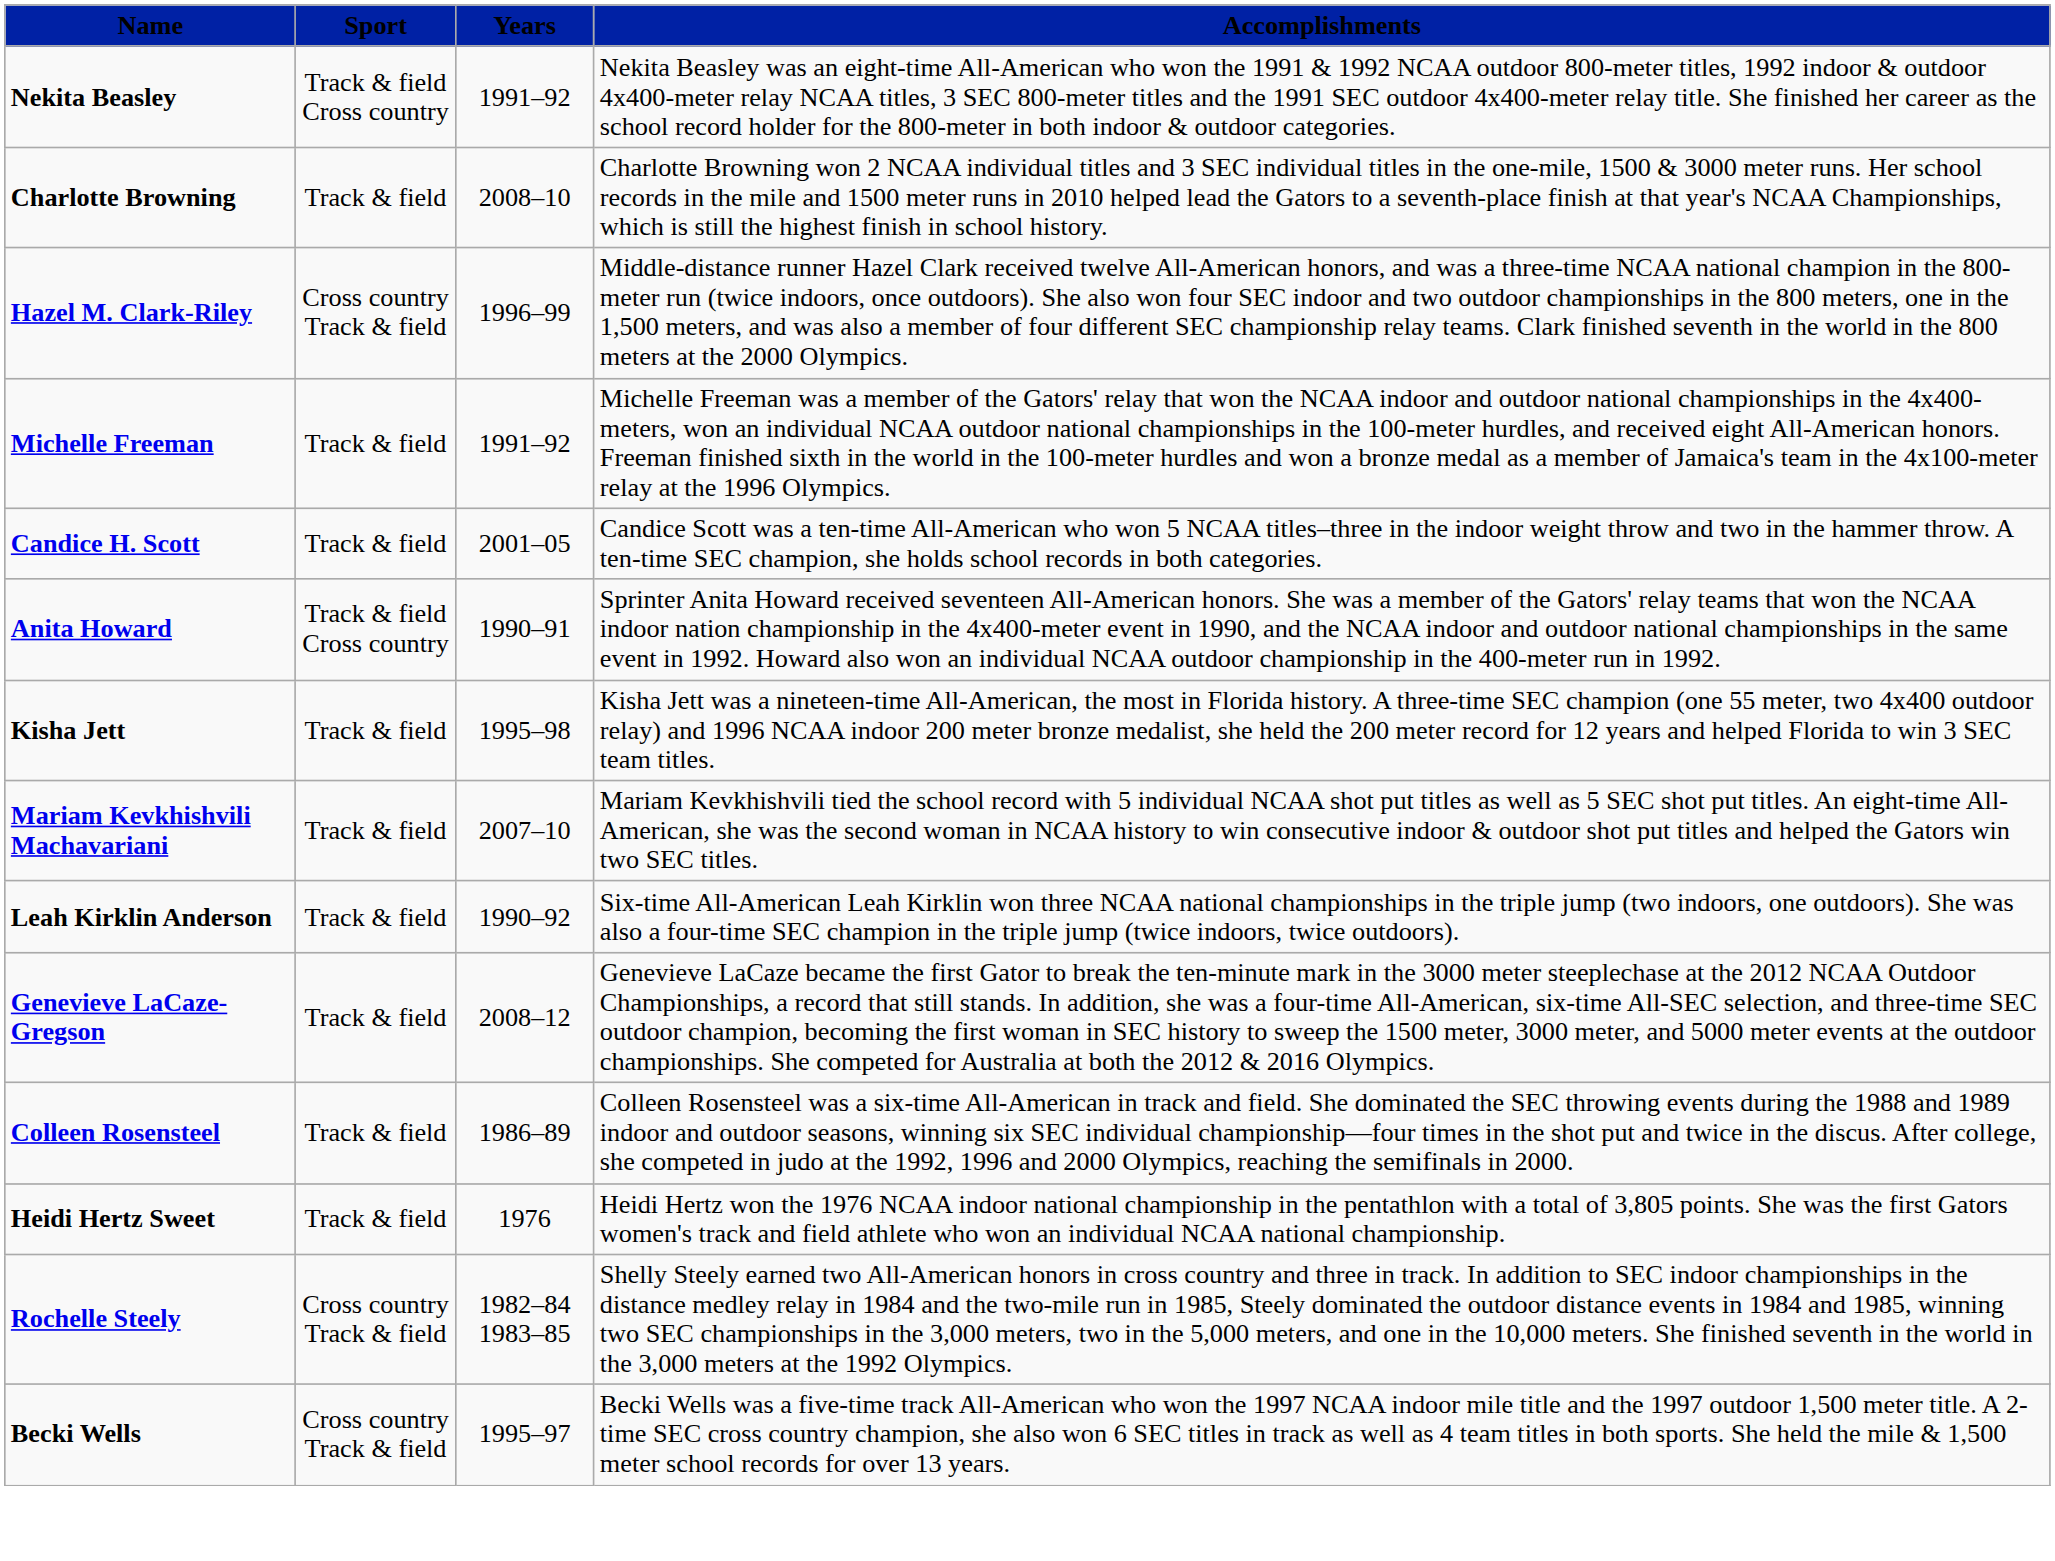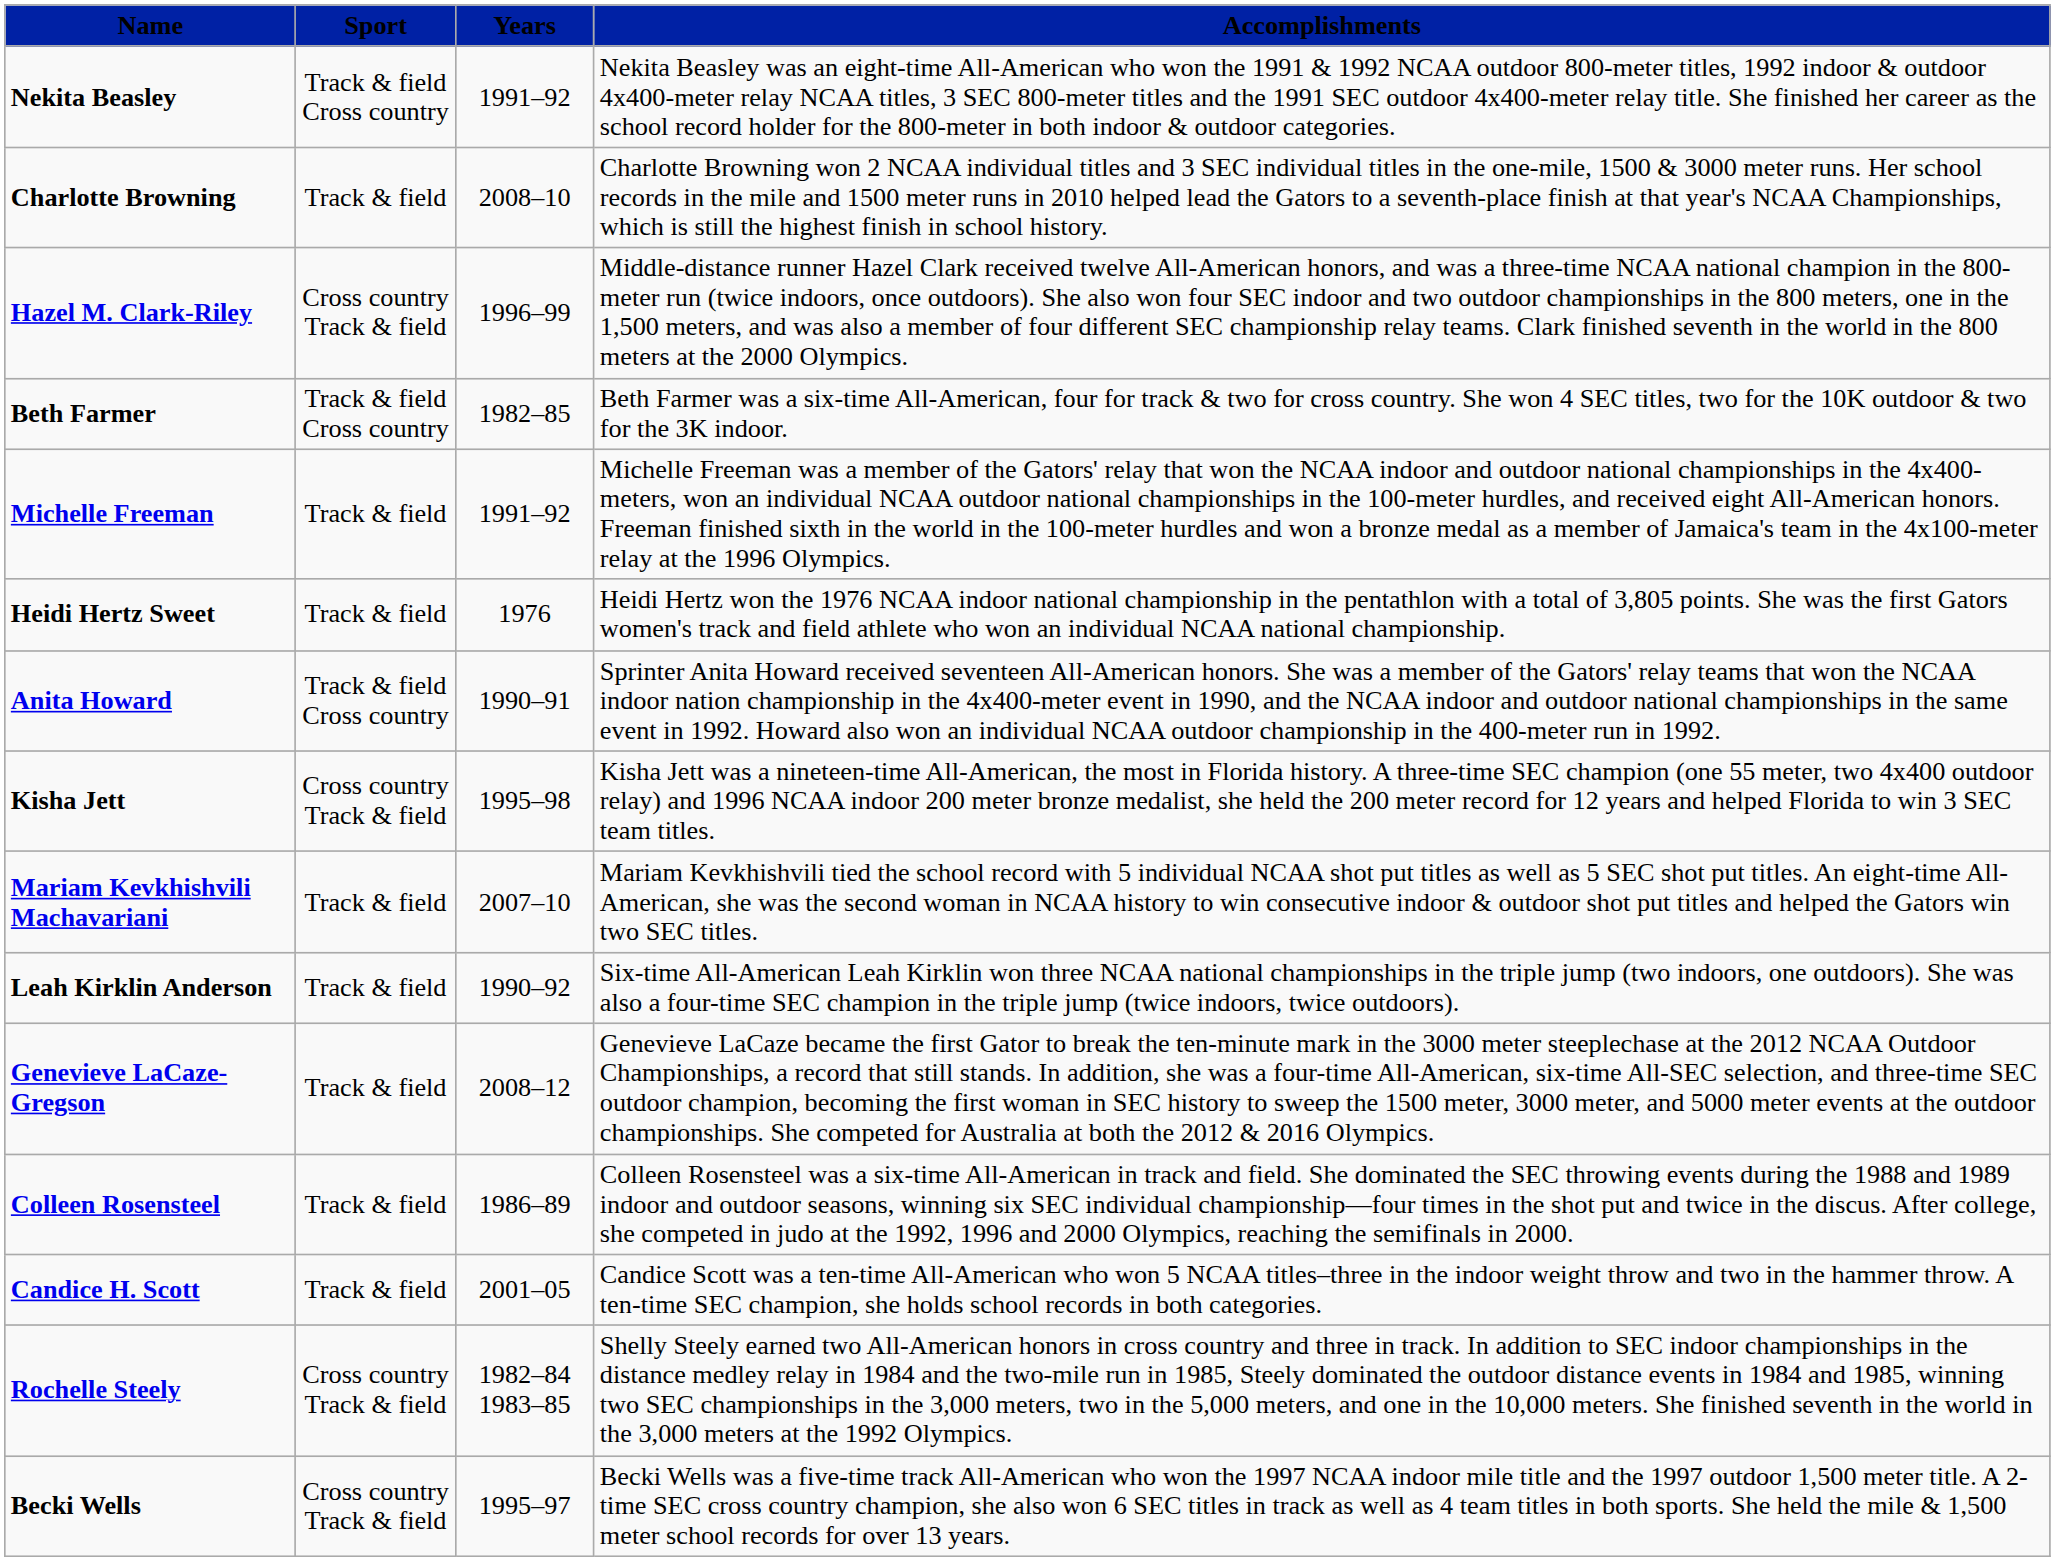+ row: (83, 413)
rows swapped: (113, 1218) <-> (105, 543)
(376, 729) Track & field -> (376, 801) Cross country Track & field
